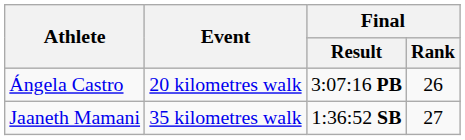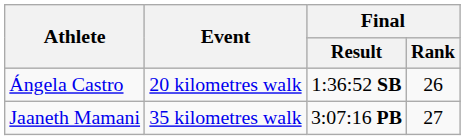(356, 85) 3:07:16 PB -> (356, 85) 1:36:52 SB
(356, 117) 1:36:52 SB -> (356, 117) 3:07:16 PB
